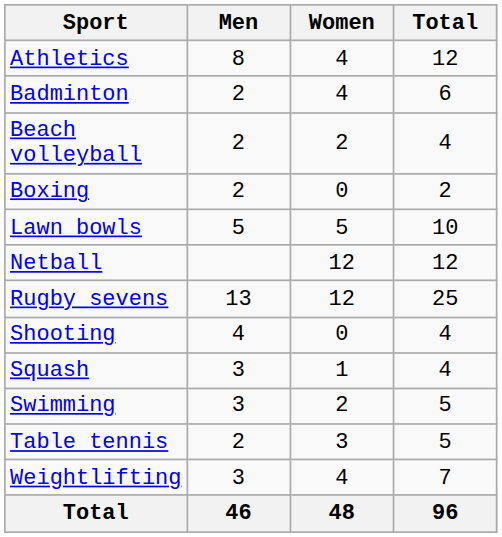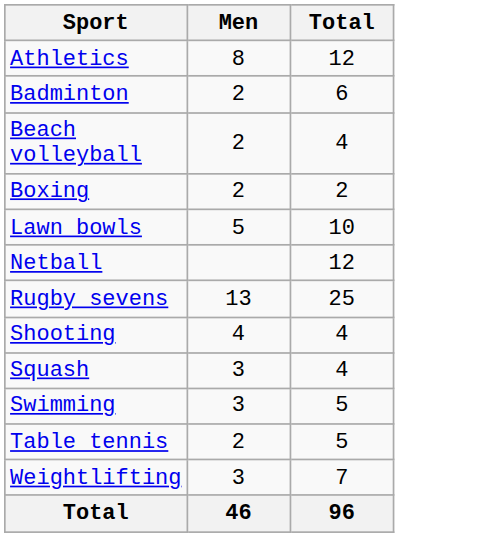- column: (342, 23)
